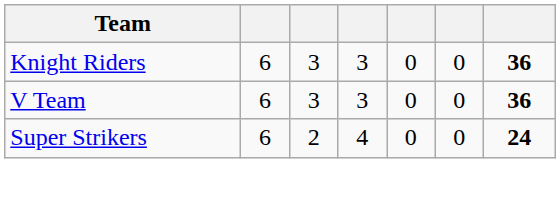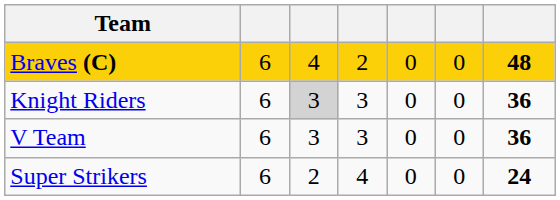+ row: (63, 61)
(314, 61) no background -> (314, 99) lightgrey background
